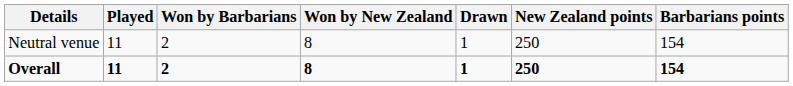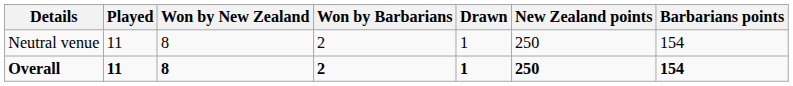columns swapped: (378, 17) <-> (229, 17)
